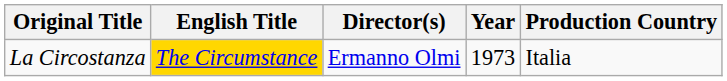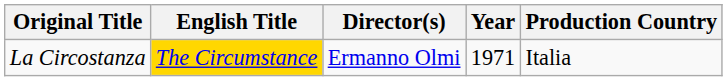(493, 57) 1973 -> (493, 57) 1971
